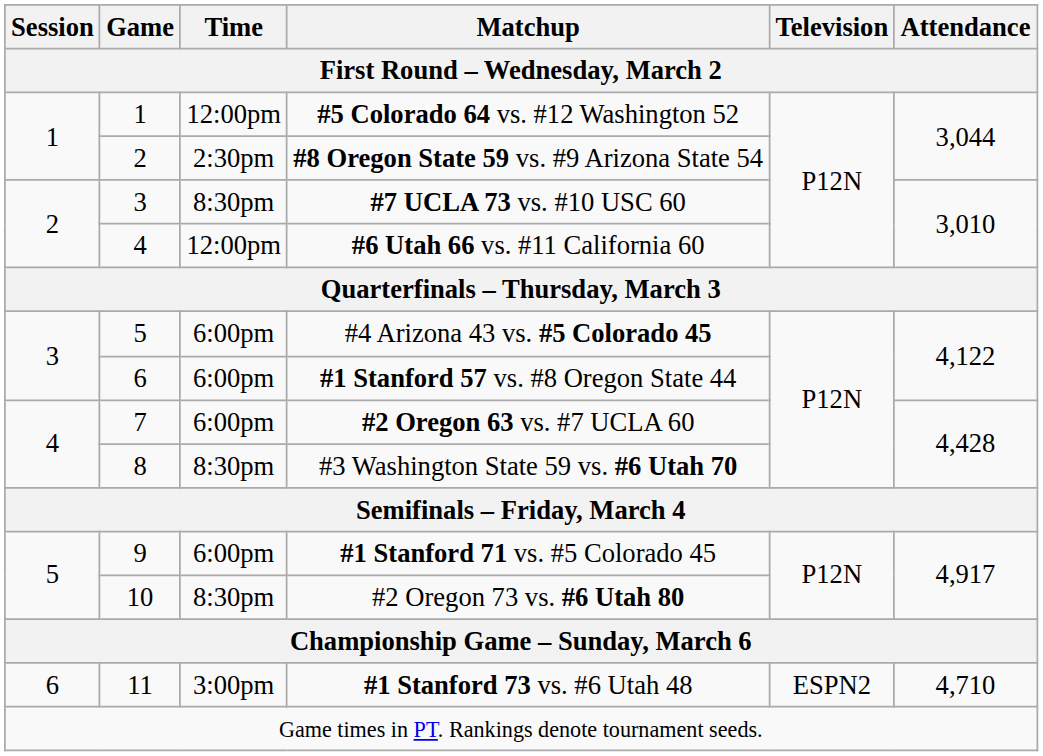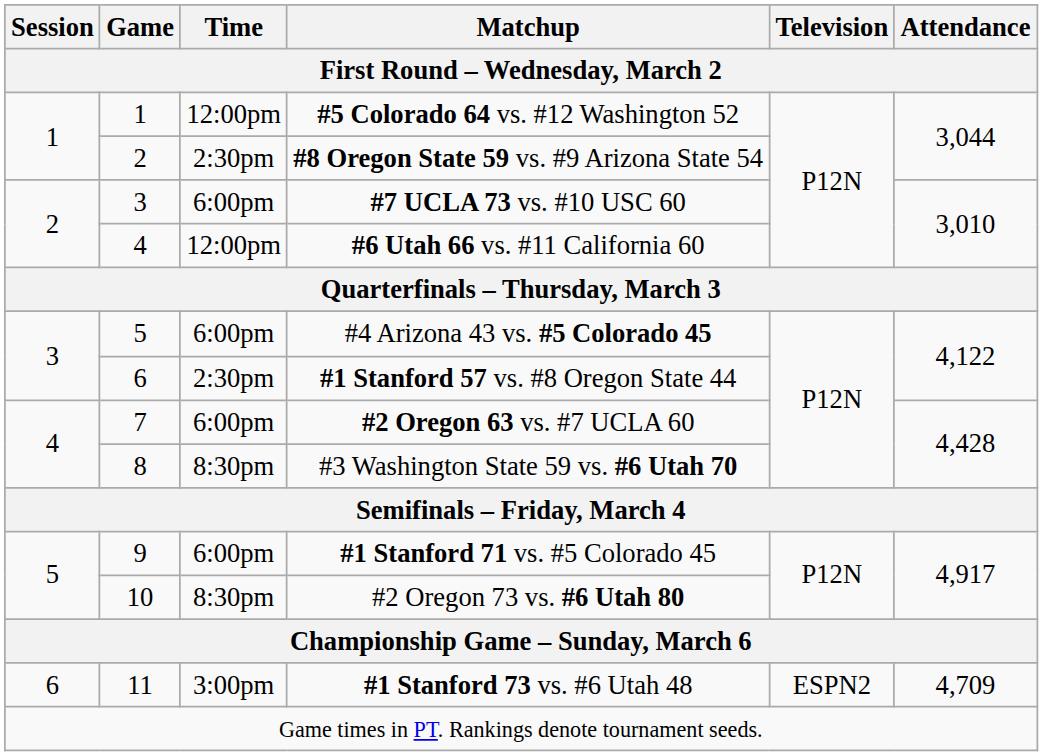(234, 202) 8:30pm -> (234, 202) 6:00pm
(234, 377) 6:00pm -> (234, 377) 2:30pm
(966, 684) 4,710 -> (966, 684) 4,709
